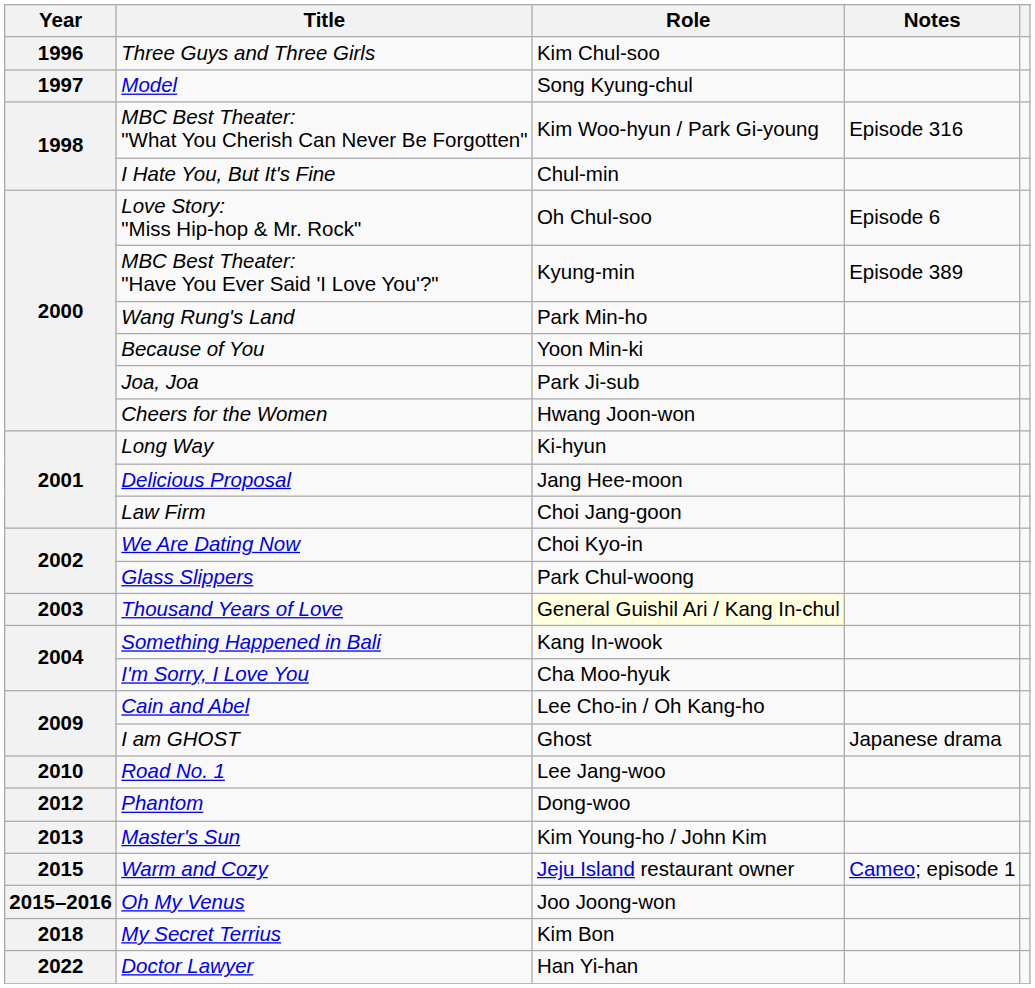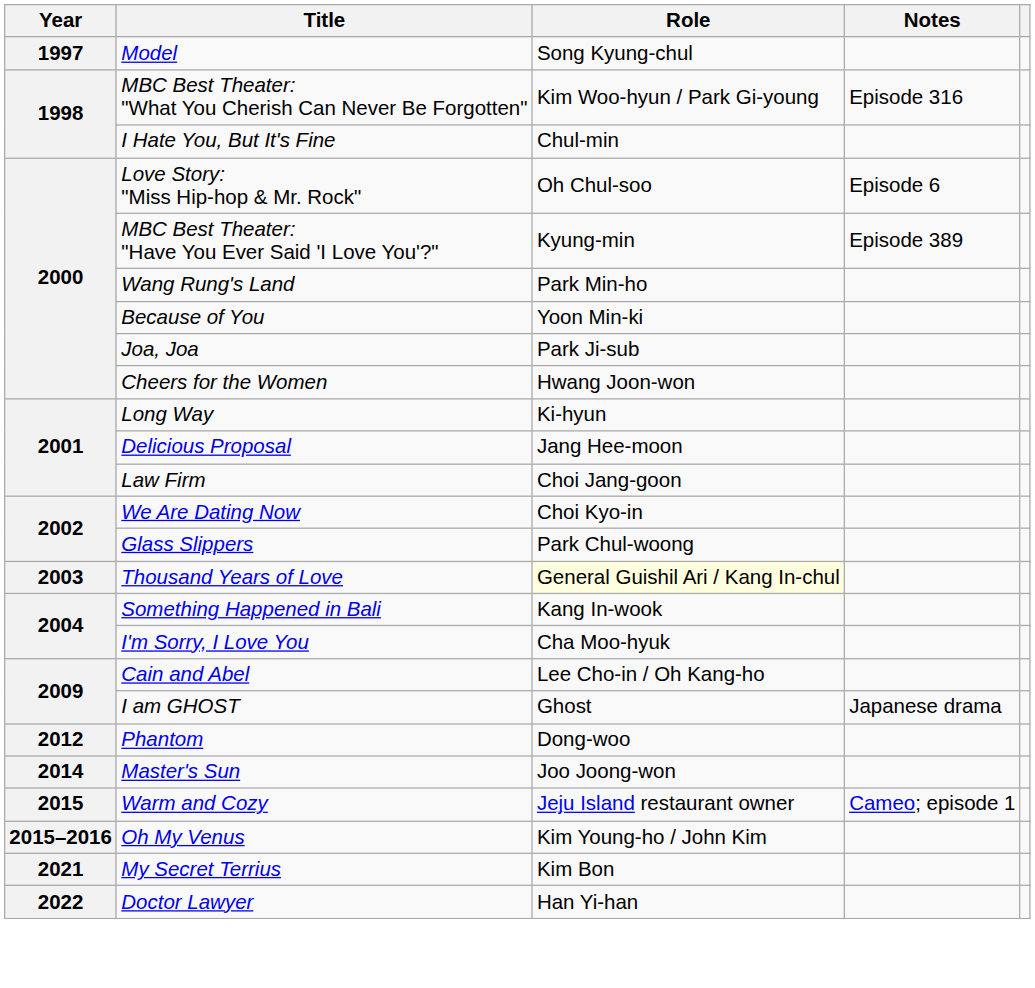- row: (248, 53)
- row: (173, 771)
(61, 836) 2013 -> (61, 771) 2014
(652, 836) Kim Young-ho / John Kim -> (606, 771) Joo Joong-won
(606, 901) Joo Joong-won -> (652, 836) Kim Young-ho / John Kim
(61, 934) 2018 -> (61, 869) 2021
